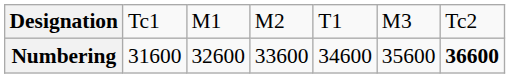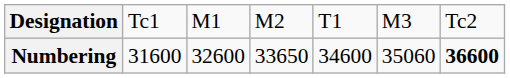(282, 55) 33600 -> (282, 55) 33650
(409, 55) 35600 -> (409, 55) 35060
